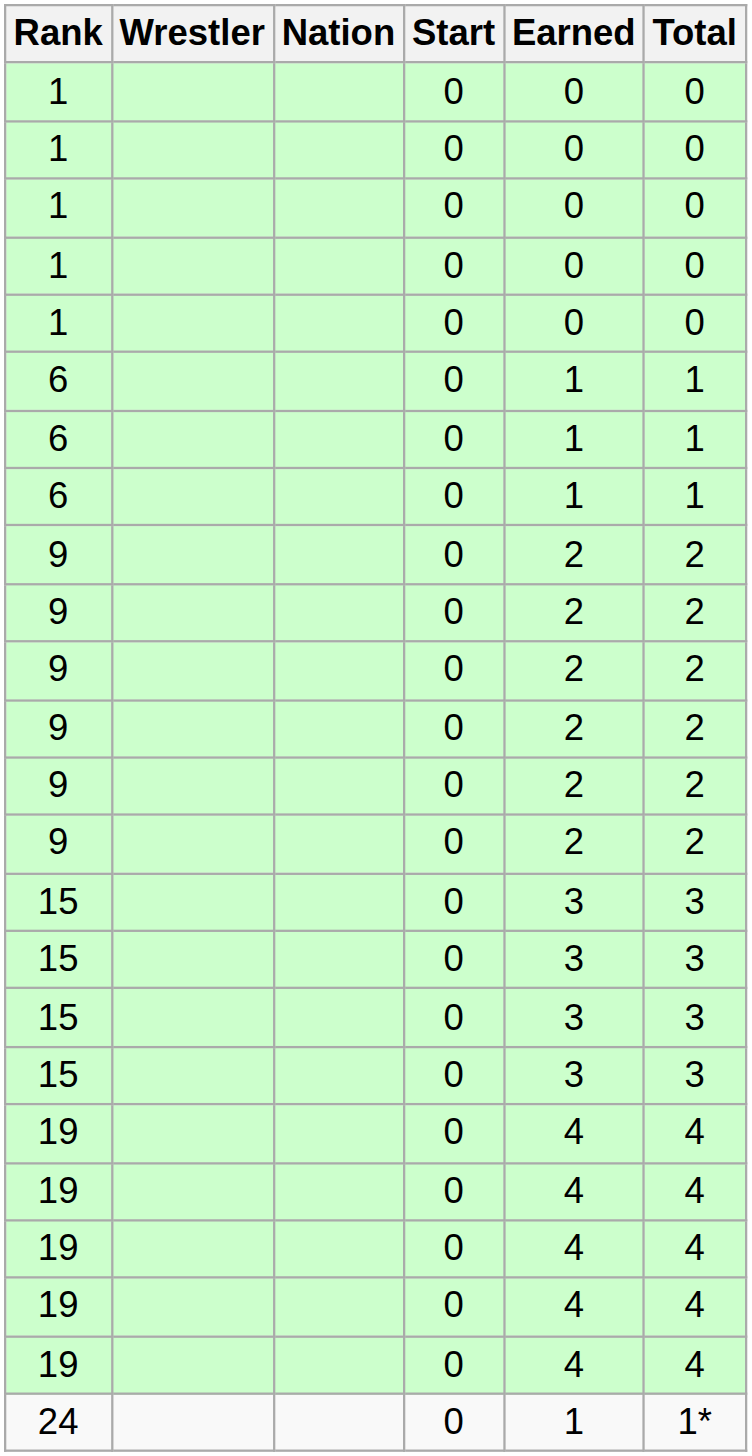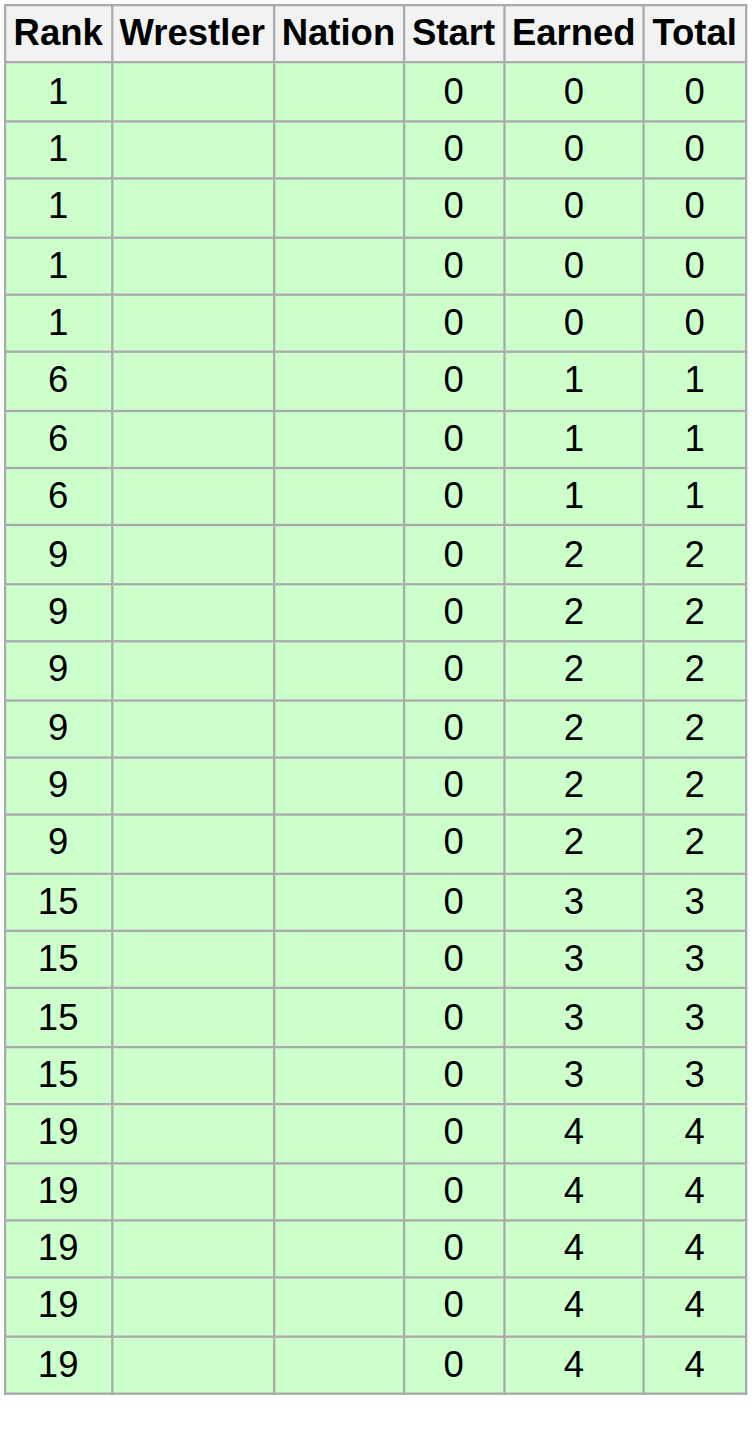- row: (58, 1421)
